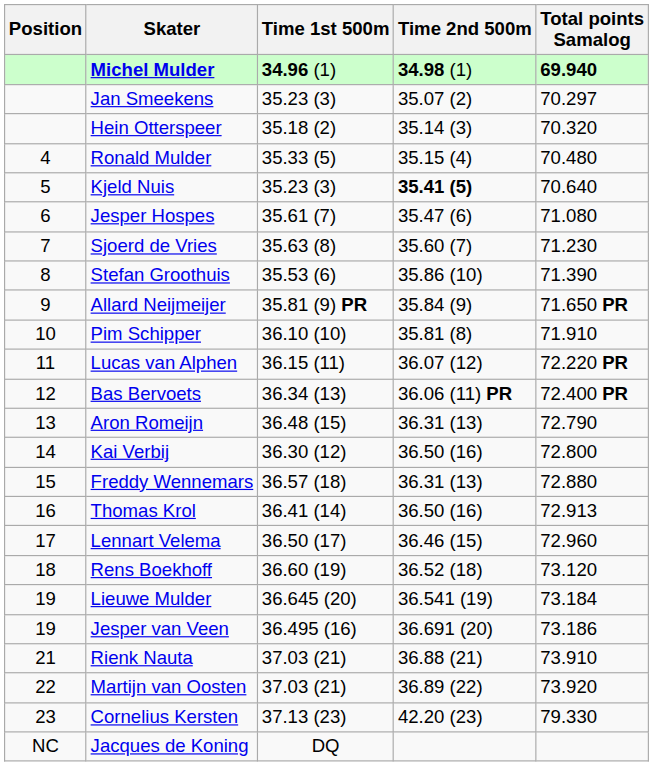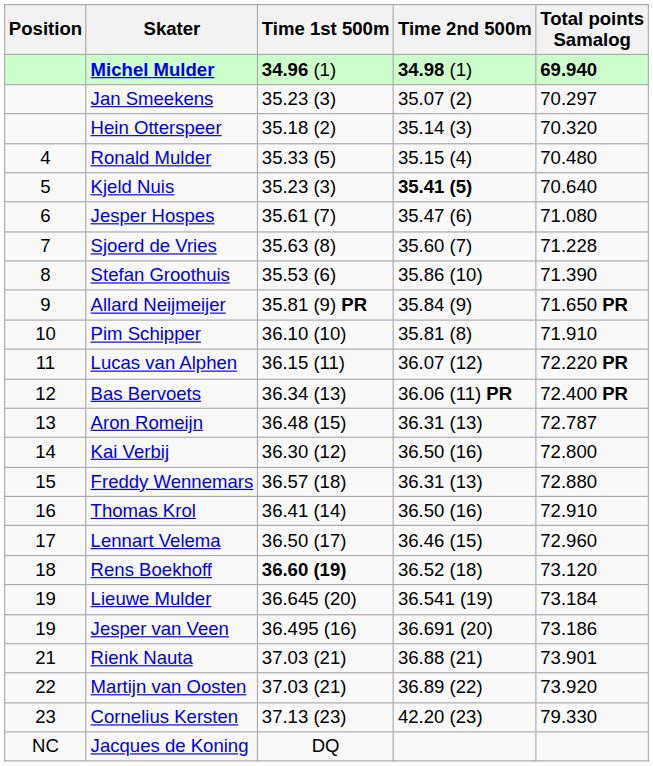(569, 246) 71.230 -> (569, 246) 71.228
(569, 422) 72.790 -> (569, 422) 72.787
(569, 511) 72.913 -> (569, 511) 72.910
(304, 569) normal -> (304, 569) bold
(569, 658) 73.910 -> (569, 658) 73.901
